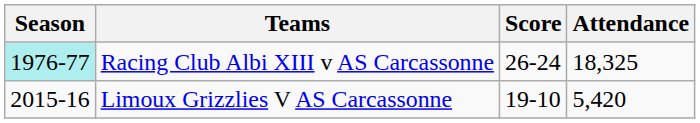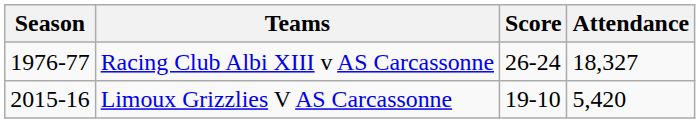(50, 61) paleturquoise background -> (50, 61) no background
(605, 61) 18,325 -> (605, 61) 18,327
